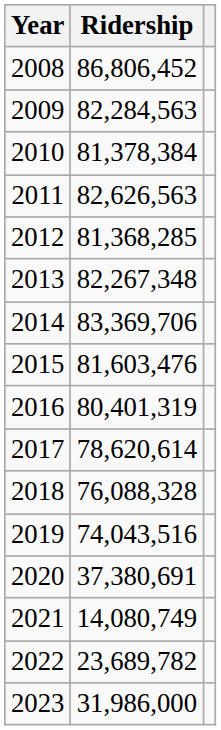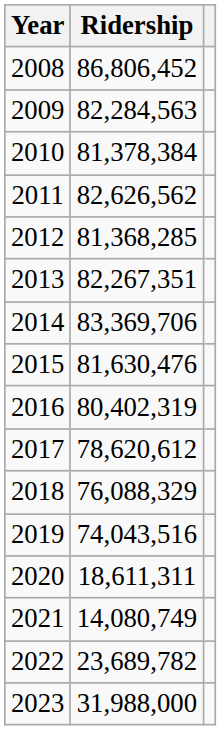(137, 195) 82,626,563 -> (137, 195) 82,626,562
(137, 279) 82,267,348 -> (137, 279) 82,267,351
(137, 364) 81,603,476 -> (137, 364) 81,630,476
(137, 407) 80,401,319 -> (137, 407) 80,402,319
(137, 449) 78,620,614 -> (137, 449) 78,620,612
(137, 491) 76,088,328 -> (137, 491) 76,088,329
(137, 576) 37,380,691 -> (137, 576) 18,611,311
(137, 703) 31,986,000 -> (137, 703) 31,988,000
